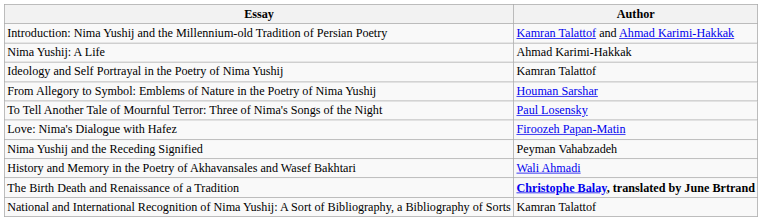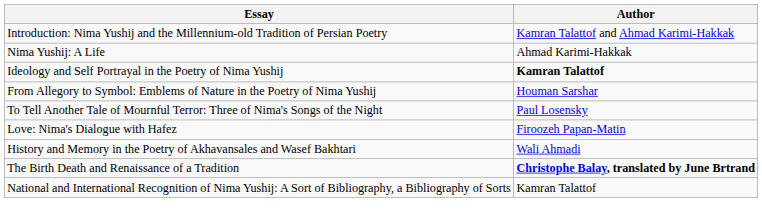(556, 71) normal -> (560, 71) bold
- row: (105, 149)
